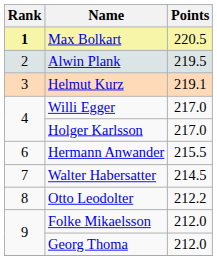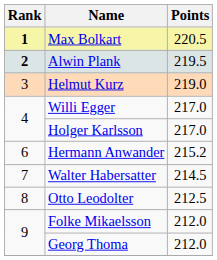(25, 61) normal -> (25, 61) bold
(190, 84) 219.1 -> (190, 84) 219.0
(190, 152) 215.5 -> (190, 152) 215.2
(190, 198) 212.2 -> (190, 198) 212.5
